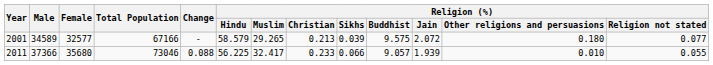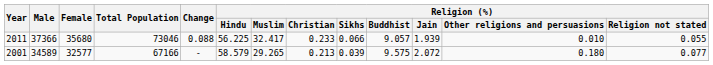rows swapped: (17, 39) <-> (17, 53)
